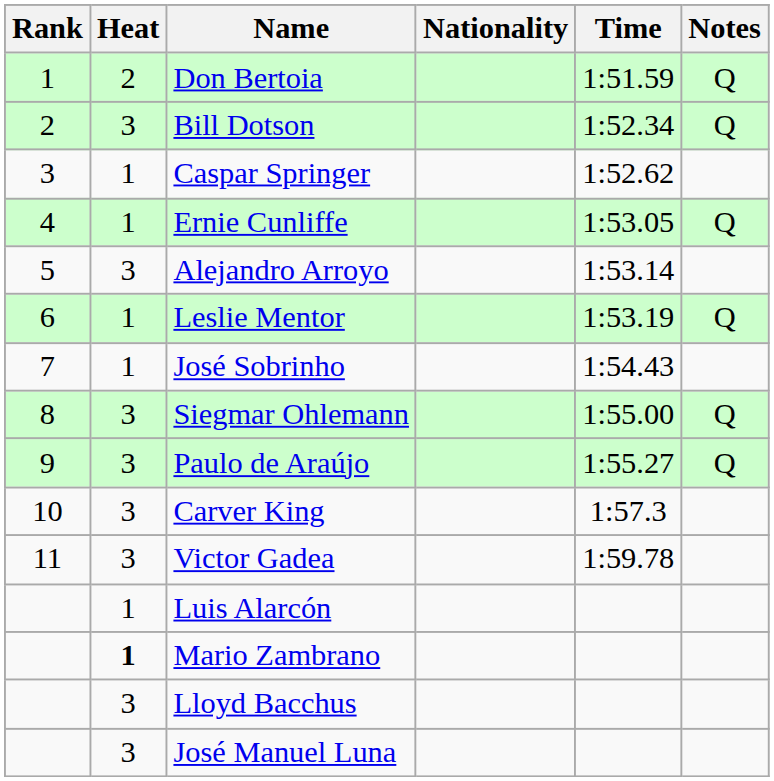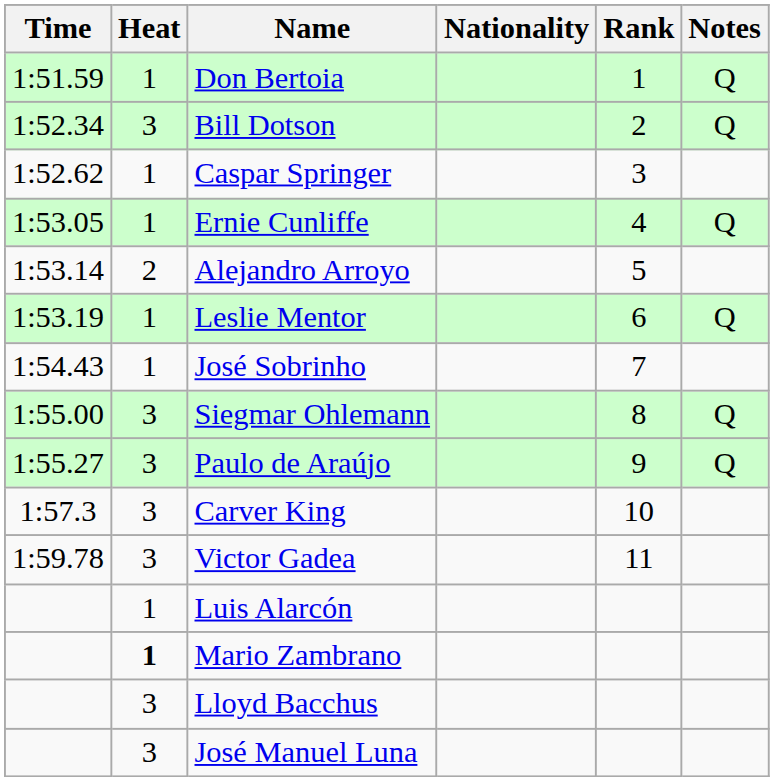columns swapped: (47, 28) <-> (628, 28)
(128, 76) 2 -> (149, 76) 1
(128, 269) 3 -> (149, 269) 2
